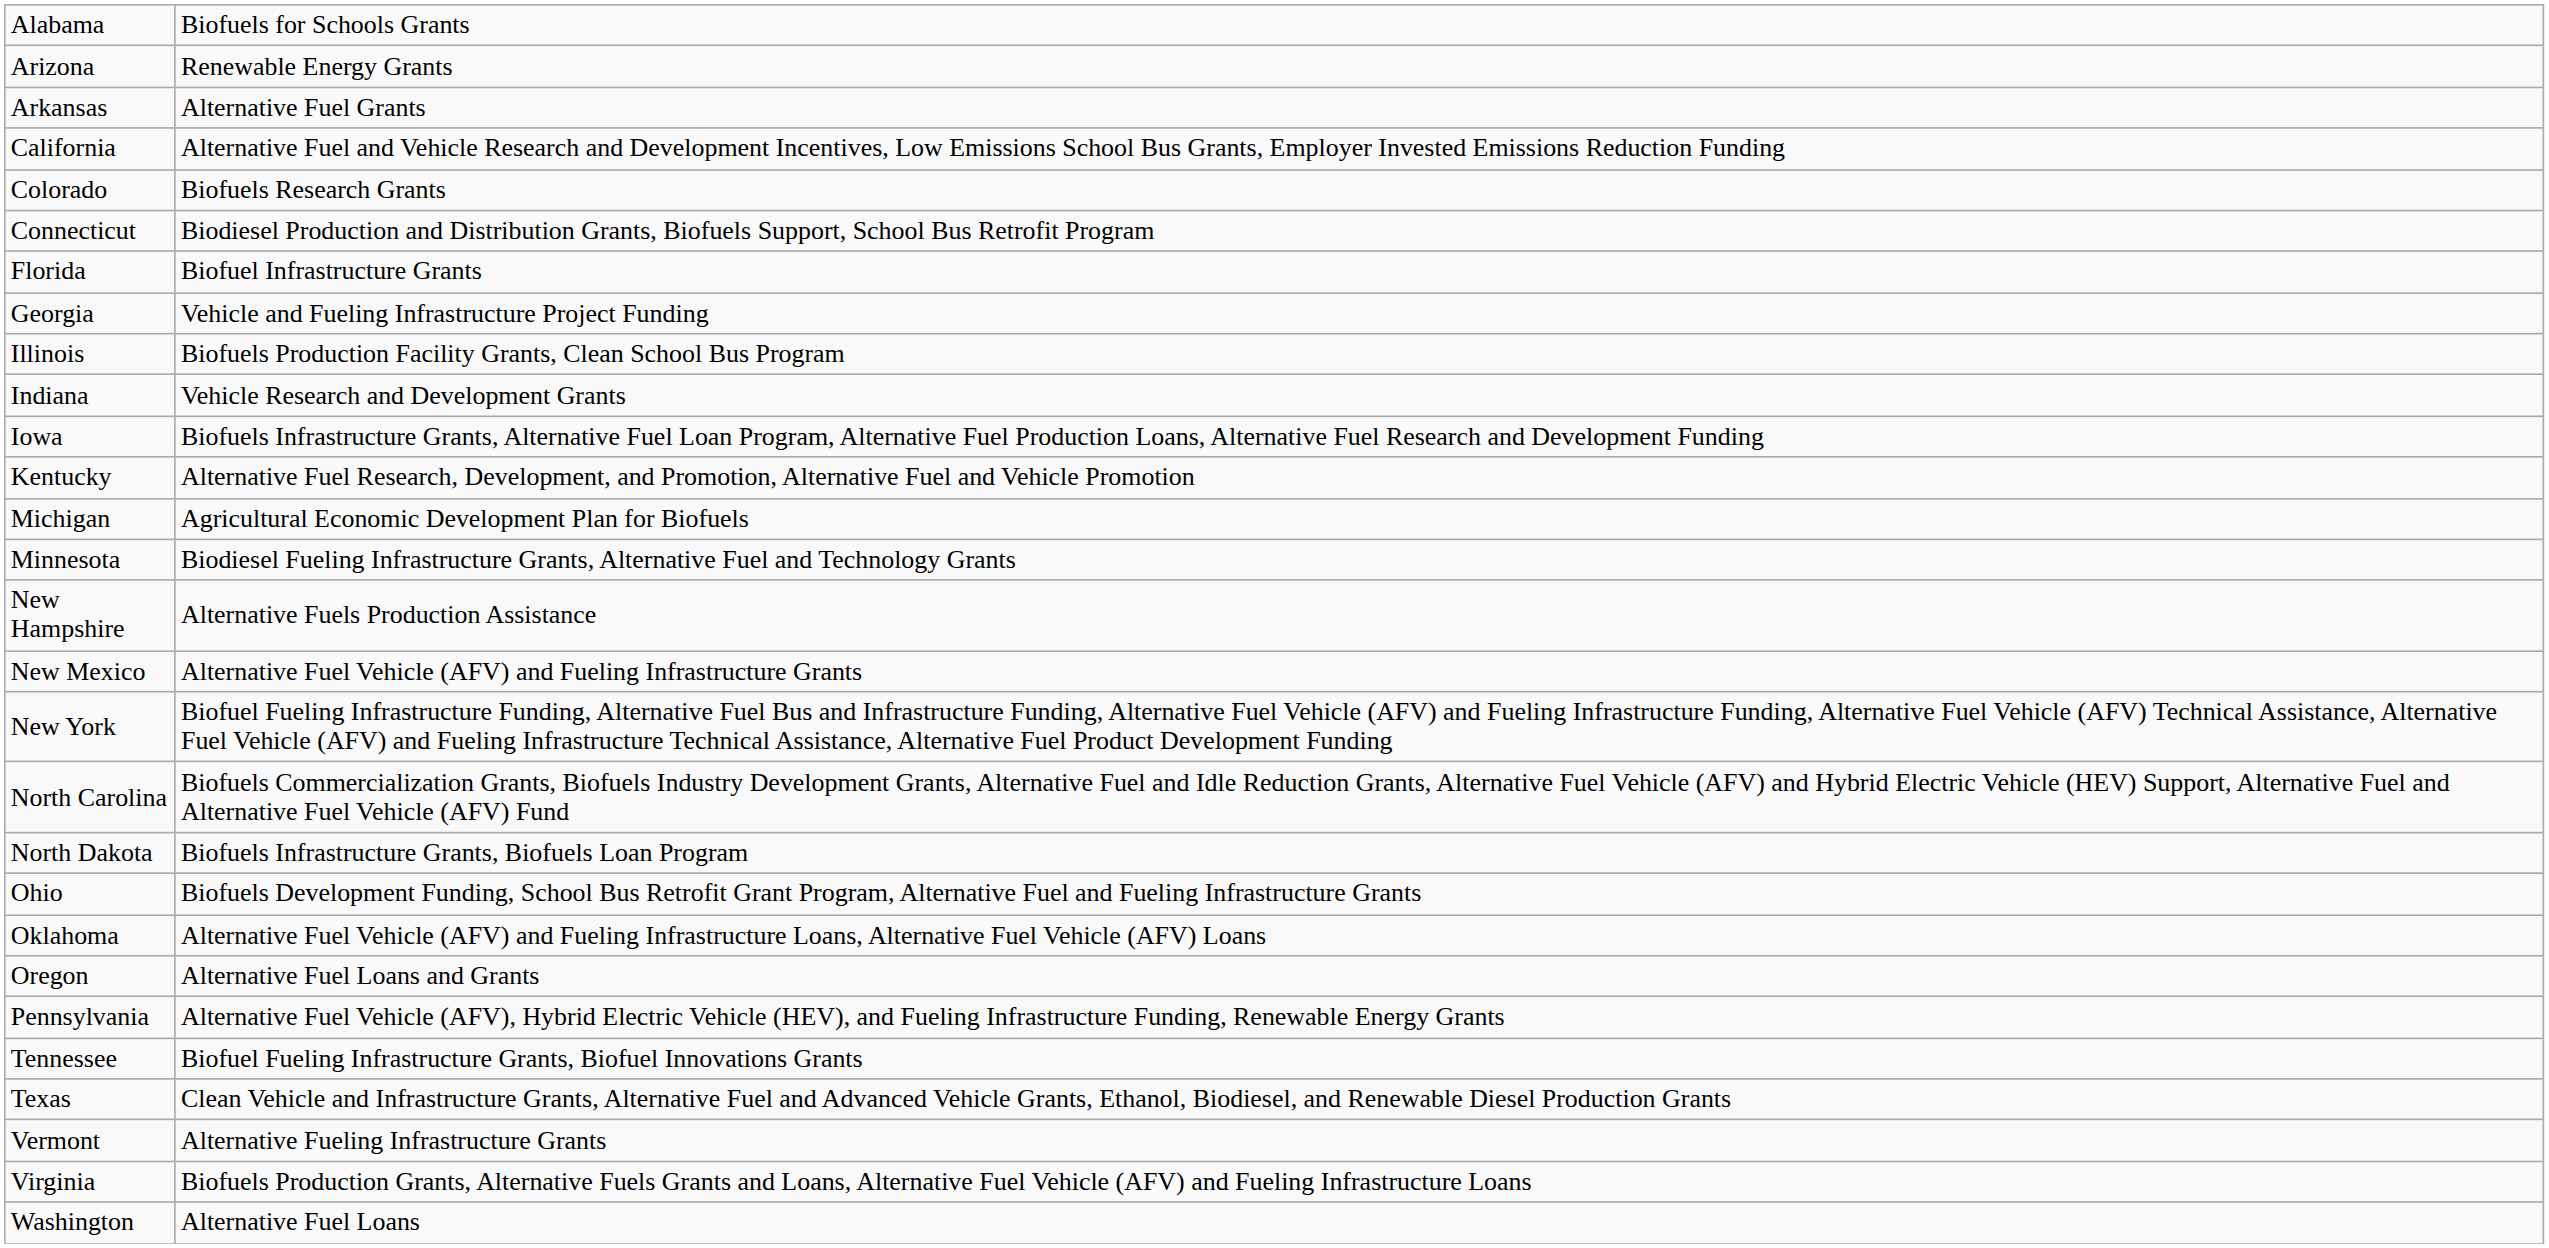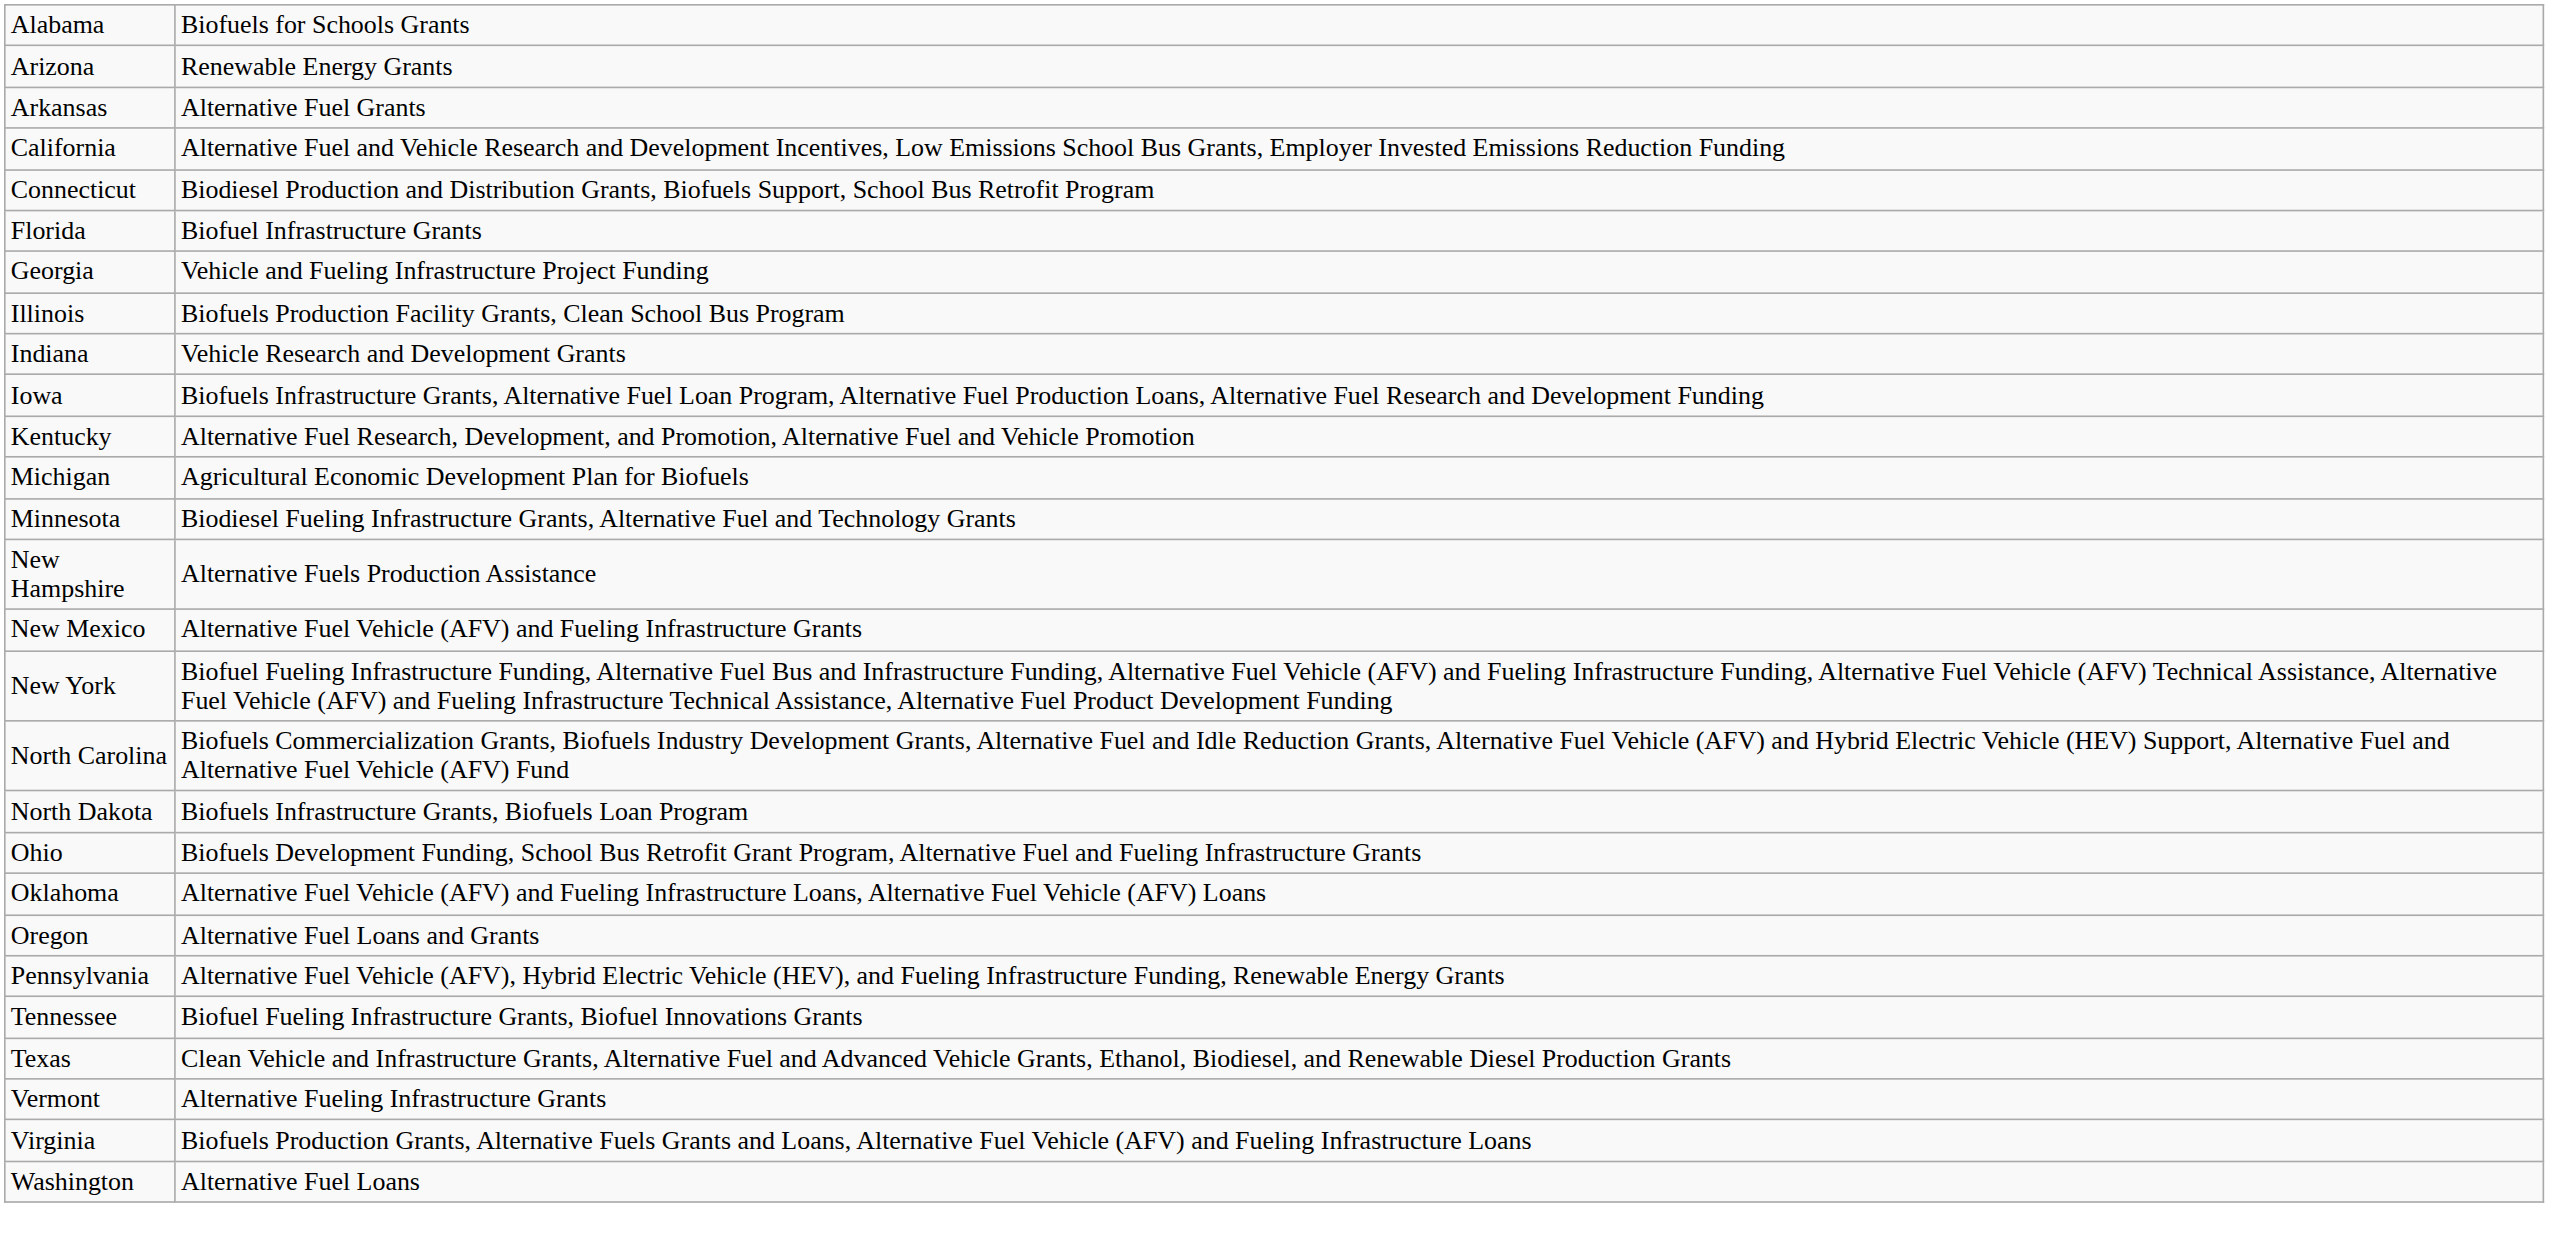- row: (59, 189)
